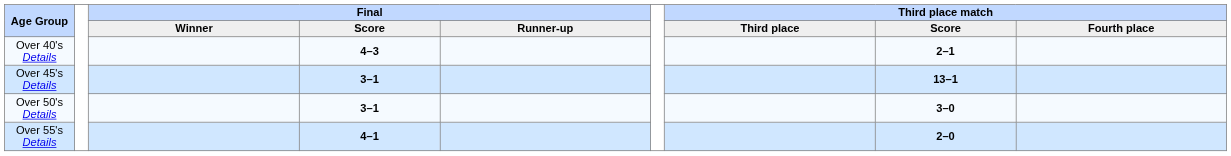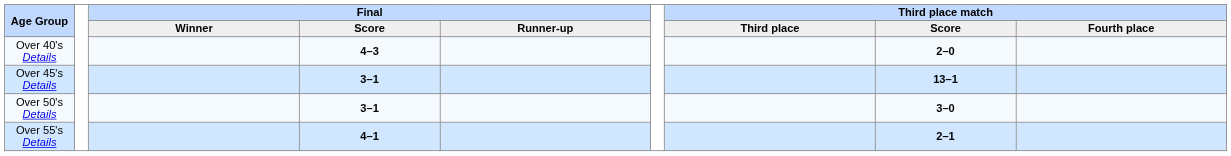(946, 51) 2–1 -> (946, 51) 2–0
(946, 136) 2–0 -> (946, 136) 2–1
